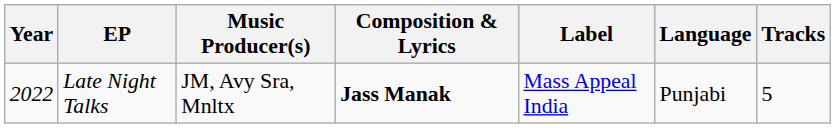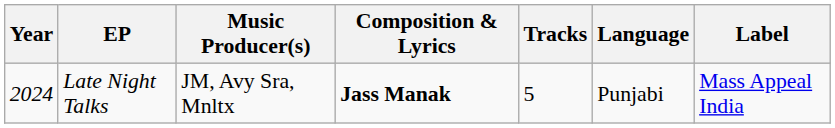columns swapped: (793, 33) <-> (587, 33)
(31, 92) 2022 -> (31, 92) 2024
